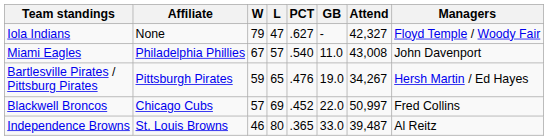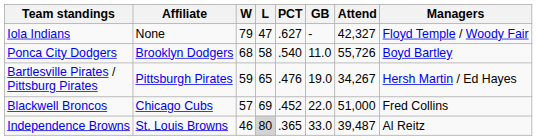- row: (44, 53)
+ row: (62, 53)
(368, 106) 50,997 -> (357, 106) 51,000
(277, 125) no background -> (265, 125) lightgrey background
